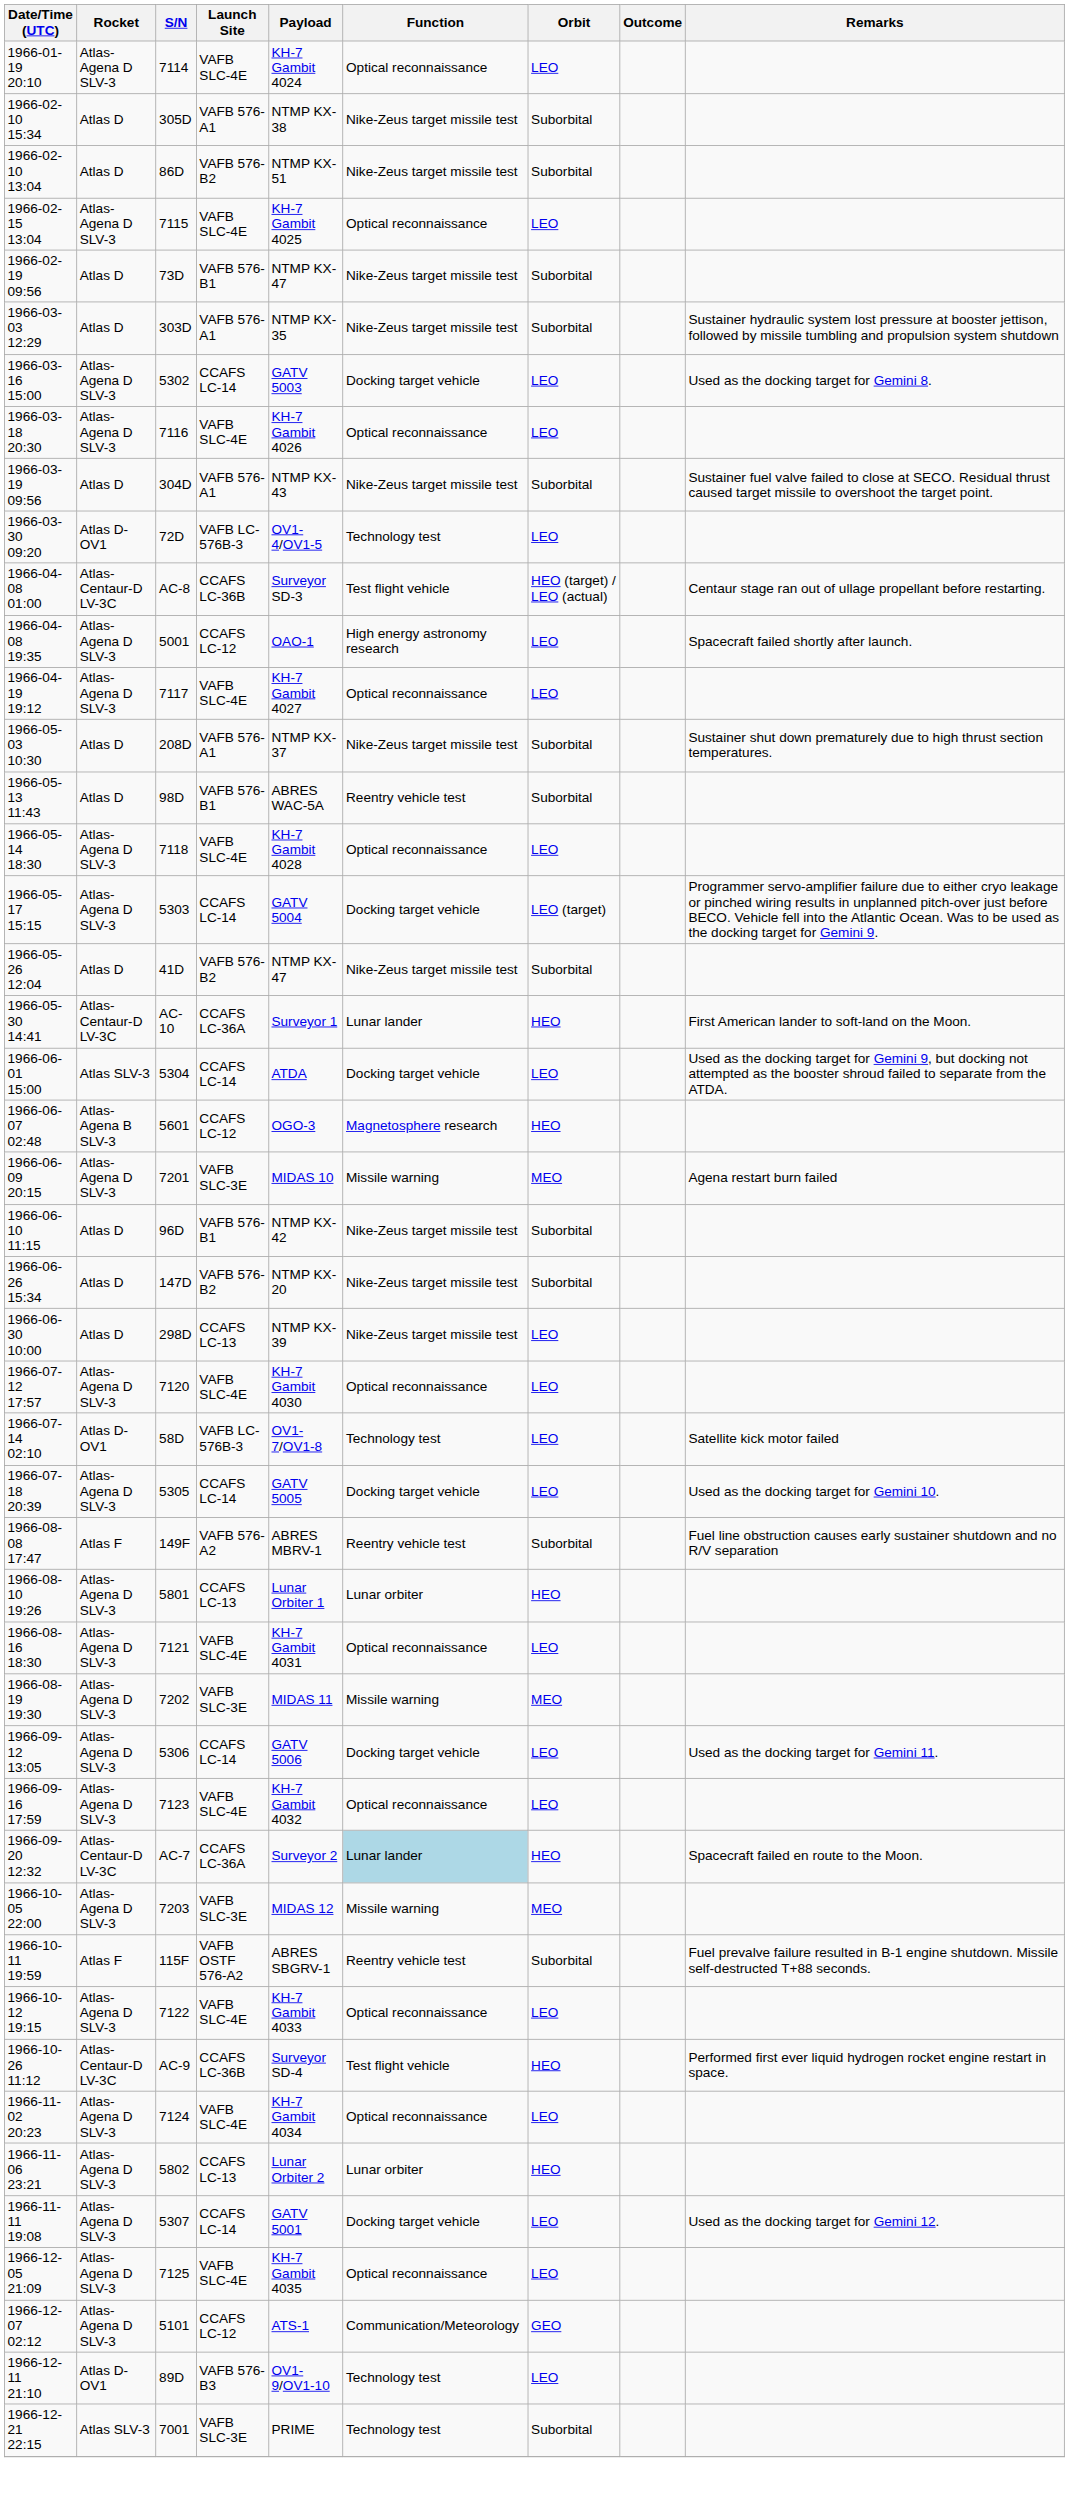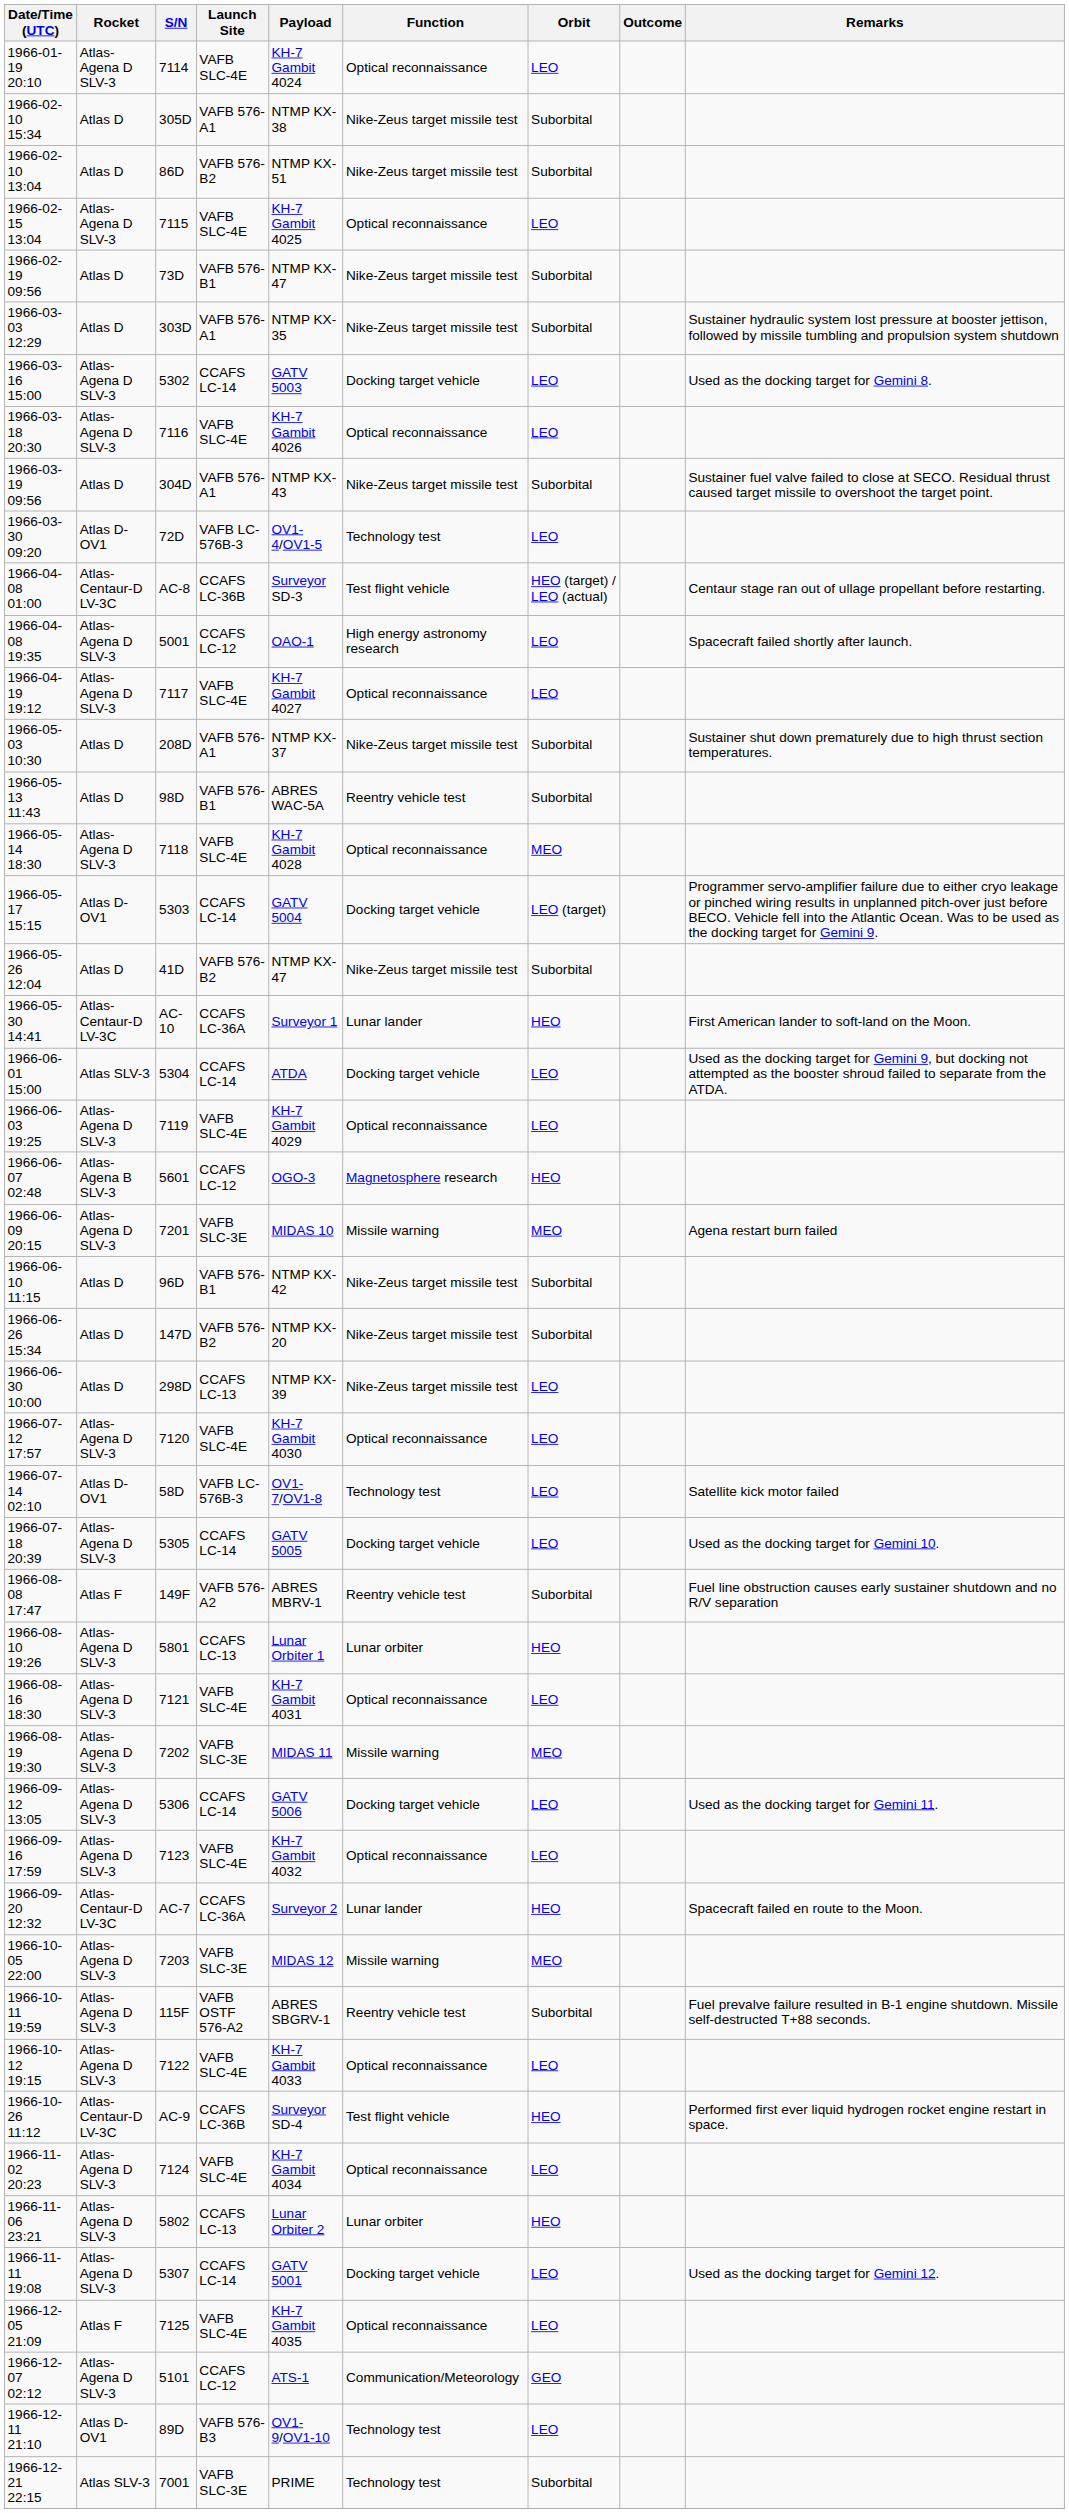(545, 849) LEO -> (547, 849) MEO
(106, 909) Atlas-Agena D SLV-3 -> (104, 909) Atlas D-OV1
+ row: (35, 1126)
(384, 1856) lightblue background -> (384, 1908) no background
(101, 1960) Atlas F -> (106, 2012) Atlas-Agena D SLV-3
(106, 2273) Atlas-Agena D SLV-3 -> (101, 2326) Atlas F
